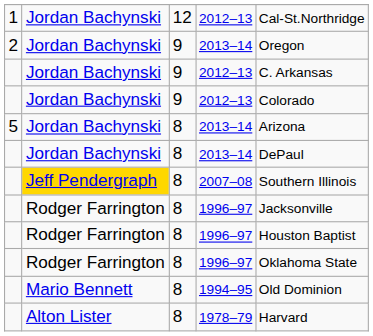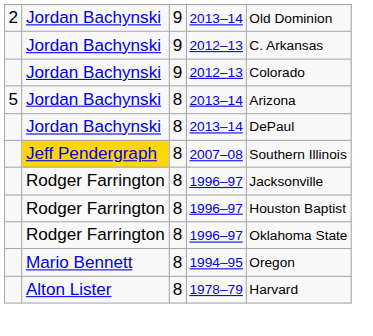- row: (13, 18)
(282, 45) Oregon -> (291, 18) Old Dominion
(300, 290) Old Dominion -> (272, 262) Oregon
